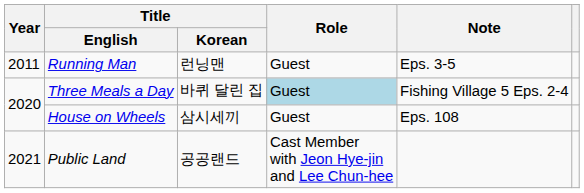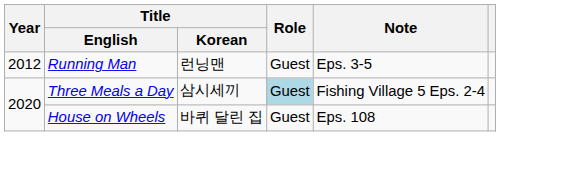(24, 64) 2011 -> (24, 64) 2012
(222, 90) 바퀴 달린 집 -> (210, 90) 삼시세끼
(210, 117) 삼시세끼 -> (222, 117) 바퀴 달린 집
- row: (87, 159)
